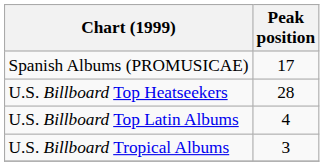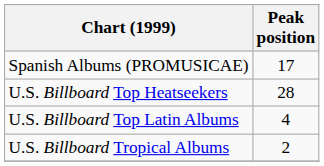(286, 147) 3 -> (286, 147) 2
